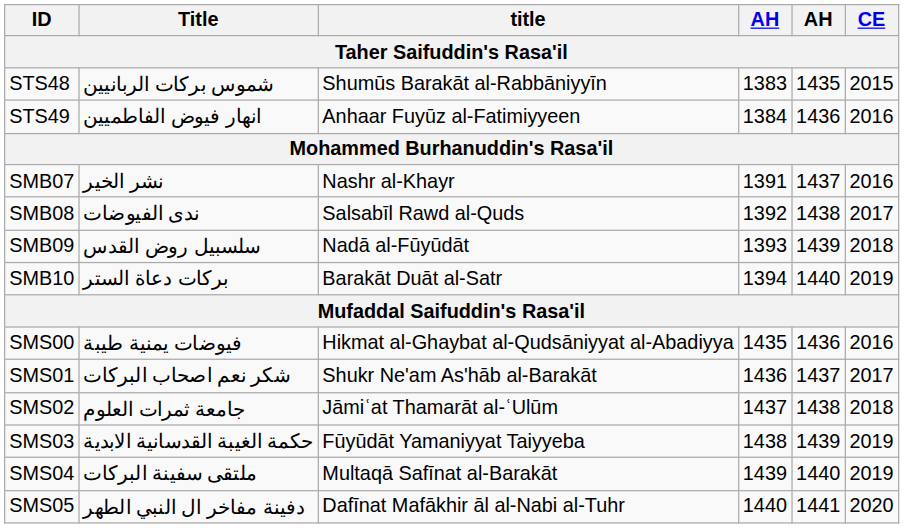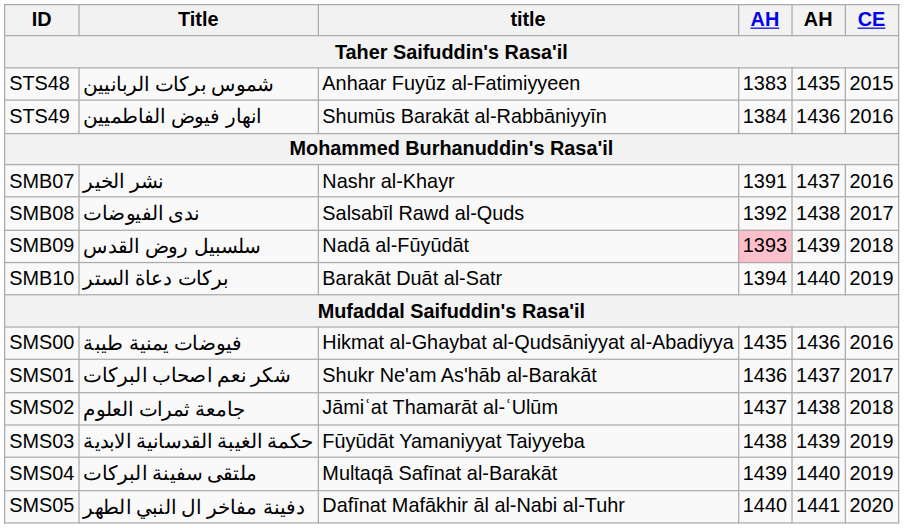(465, 83) Shumūs Barakāt al-Rabbāniyyīn -> (451, 83) Anhaar Fuyūz al-Fatimiyyeen
(451, 116) Anhaar Fuyūz al-Fatimiyyeen -> (465, 116) Shumūs Barakāt al-Rabbāniyyīn
(765, 246) no background -> (765, 246) pink background
